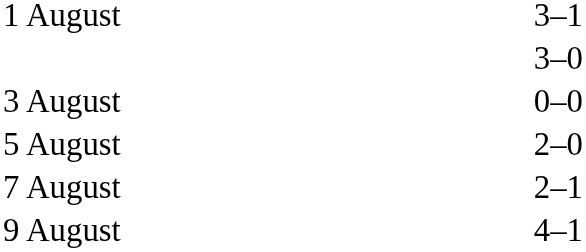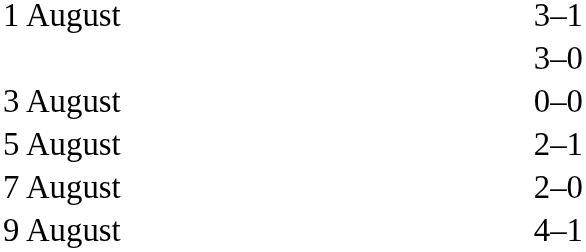(558, 144) 2–0 -> (558, 144) 2–1
(558, 187) 2–1 -> (558, 187) 2–0
